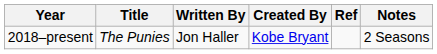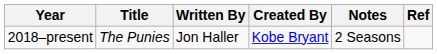columns swapped: (397, 15) <-> (346, 15)
